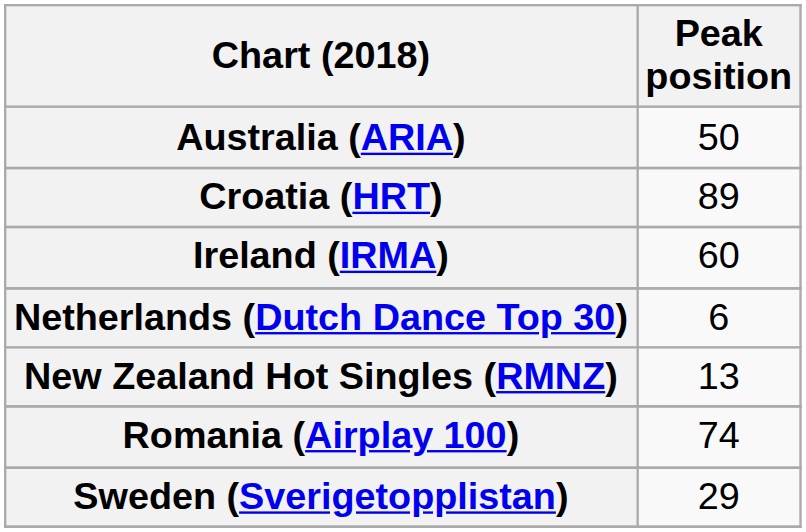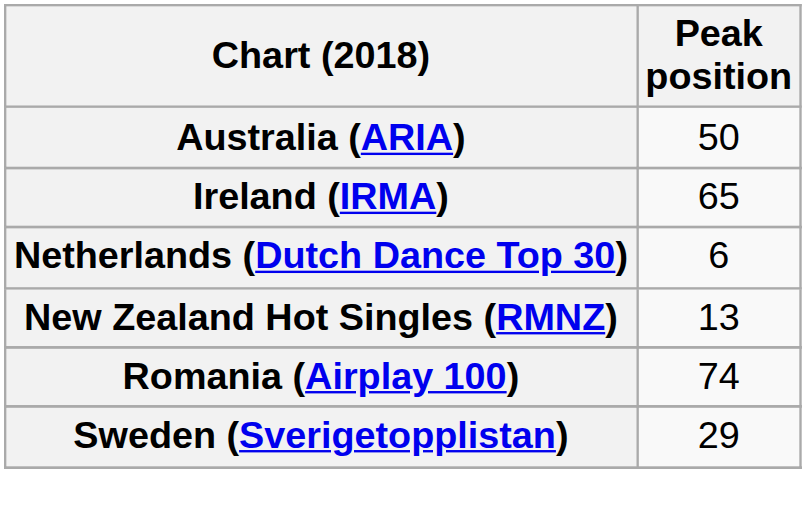- row: (321, 196)
(719, 256) 60 -> (719, 196) 65
